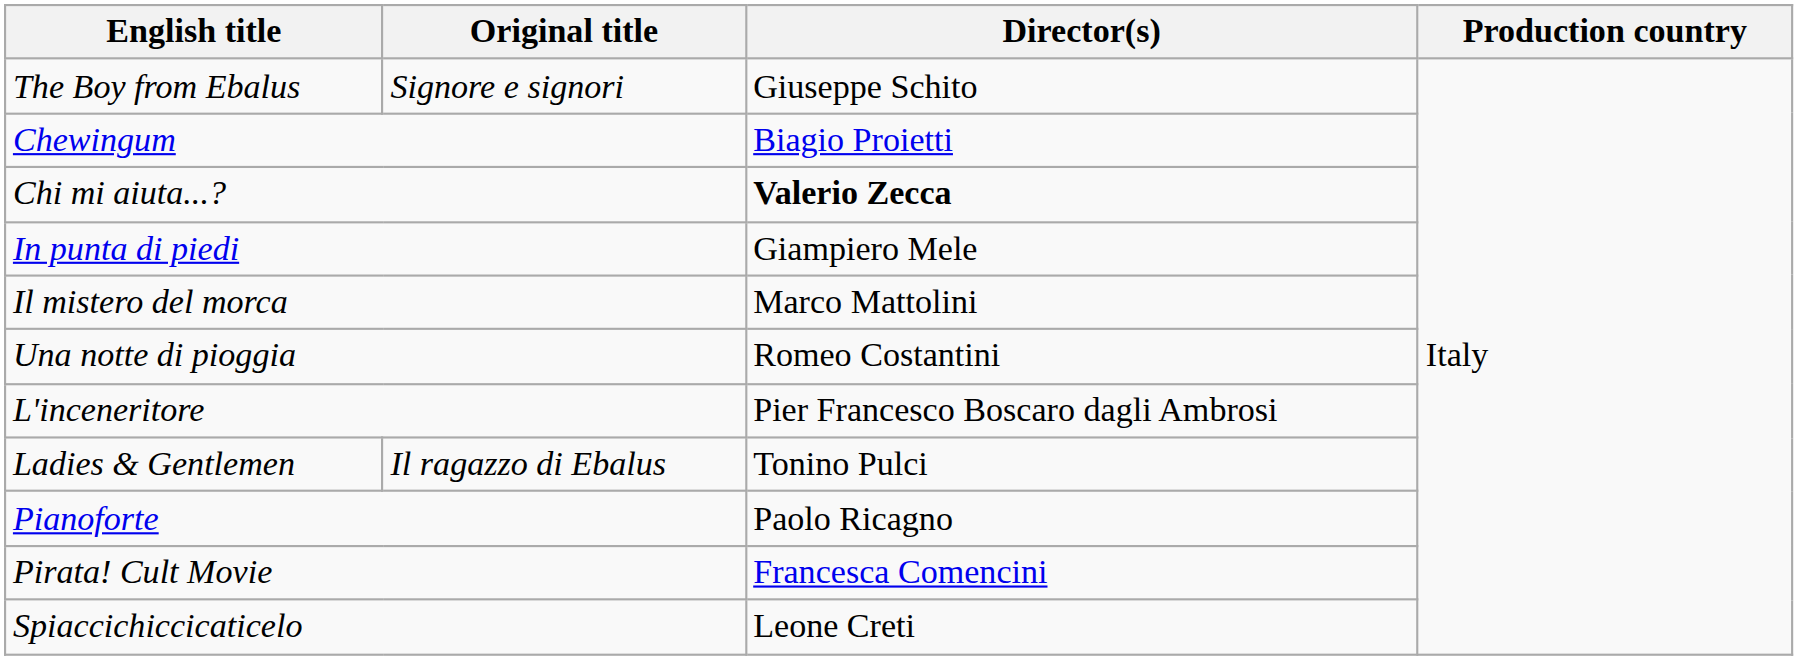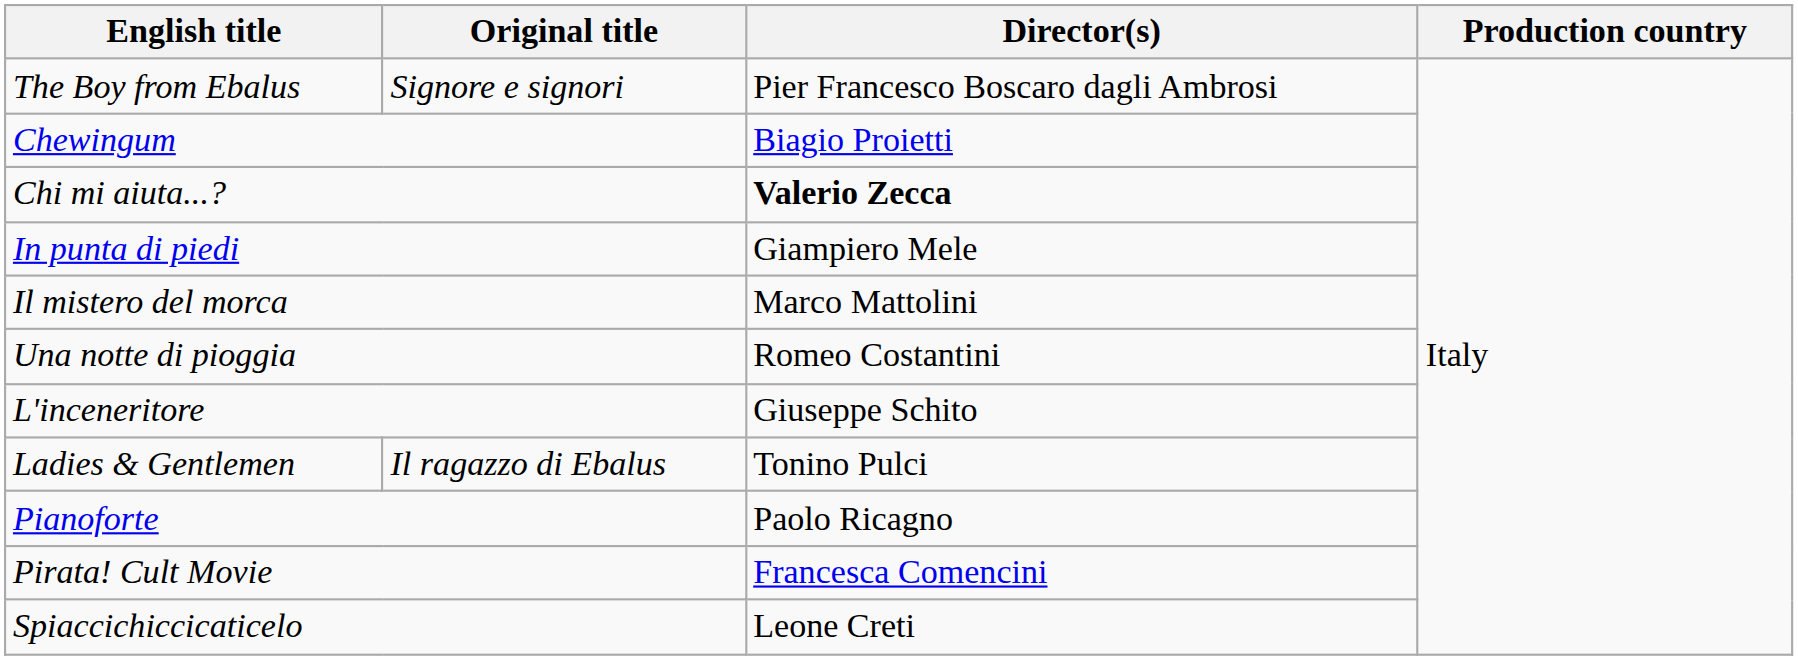(865, 85) Giuseppe Schito -> (1015, 85) Pier Francesco Boscaro dagli Ambrosi
(1015, 409) Pier Francesco Boscaro dagli Ambrosi -> (865, 409) Giuseppe Schito
